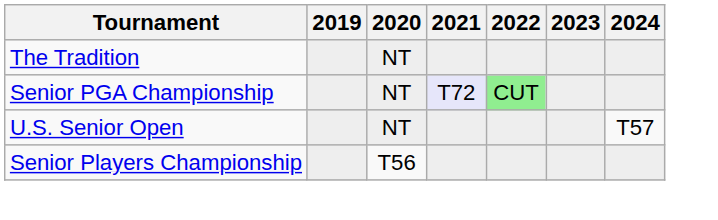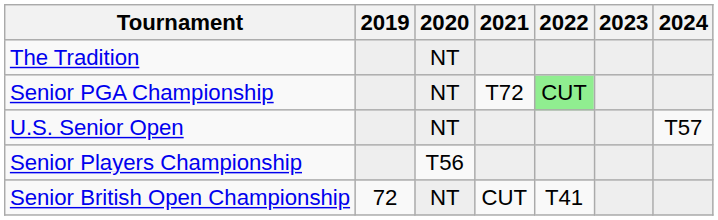(456, 93) lavender background -> (504, 93) no background
+ row: (180, 198)
